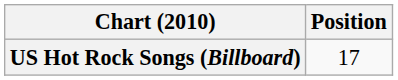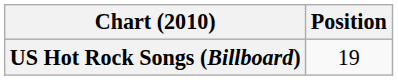(349, 57) 17 -> (349, 57) 19
